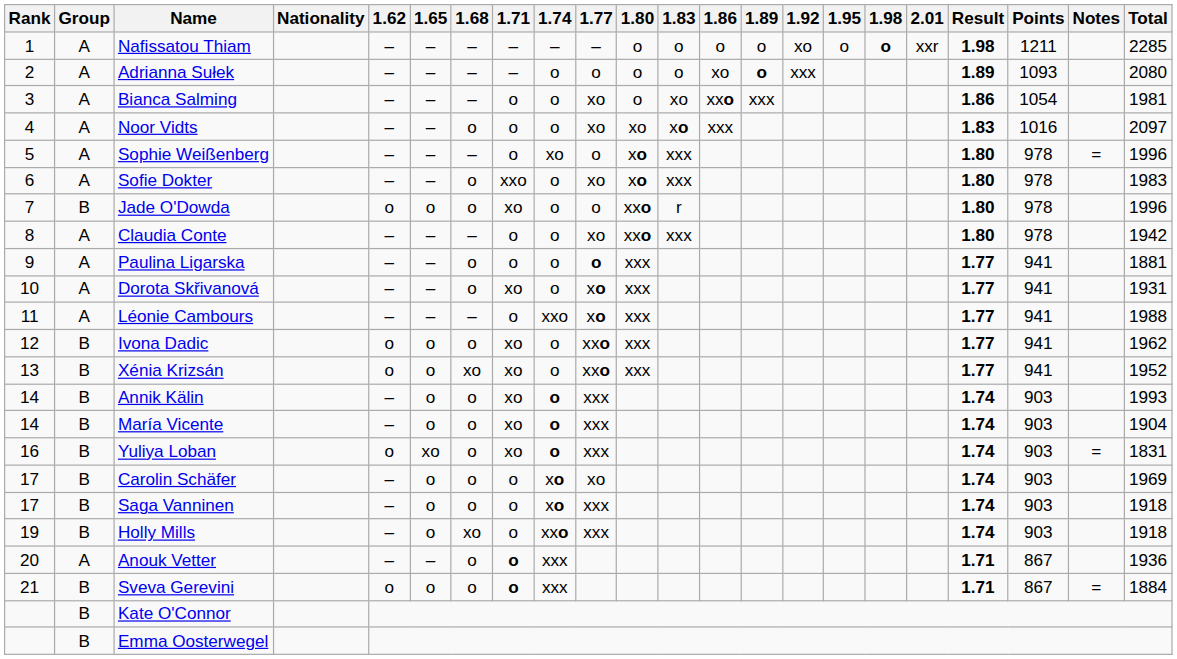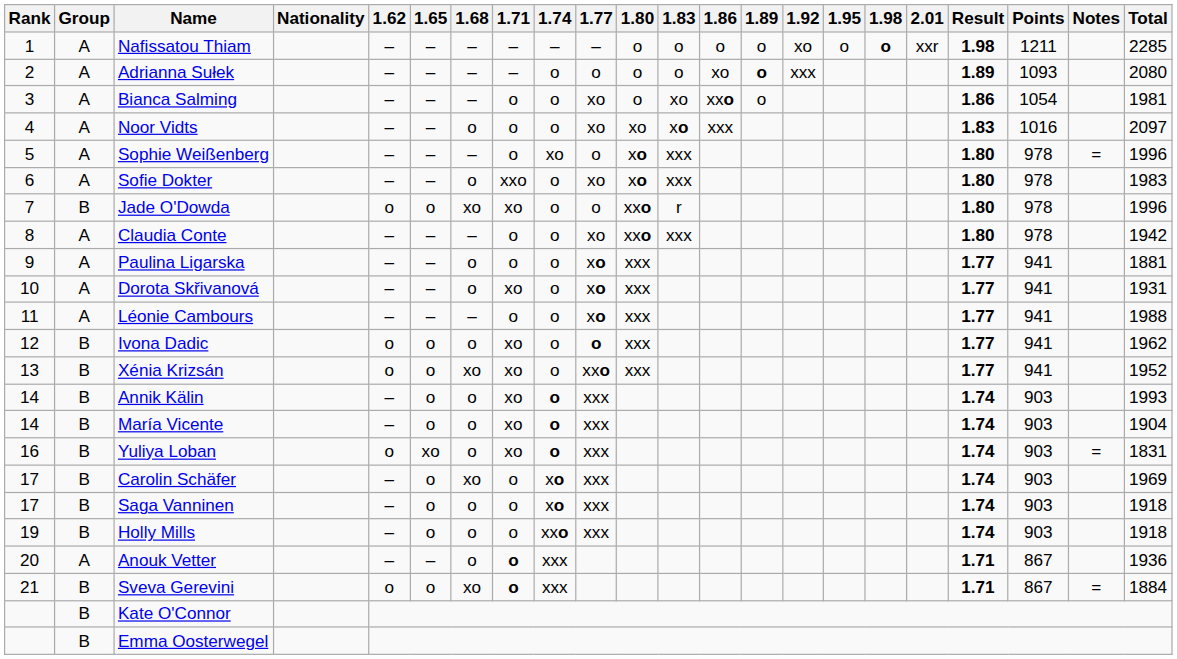(762, 100) xxx -> (762, 100) o
(472, 208) o -> (472, 208) xo
(596, 262) o -> (596, 262) xo
(555, 316) xxo -> (555, 316) o
(596, 343) xxo -> (596, 343) o
(472, 479) o -> (472, 479) xo
(596, 479) xo -> (596, 479) xxx
(472, 533) xo -> (472, 533) o
(472, 587) o -> (472, 587) xo
